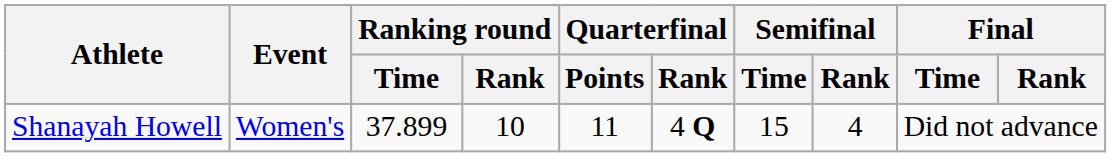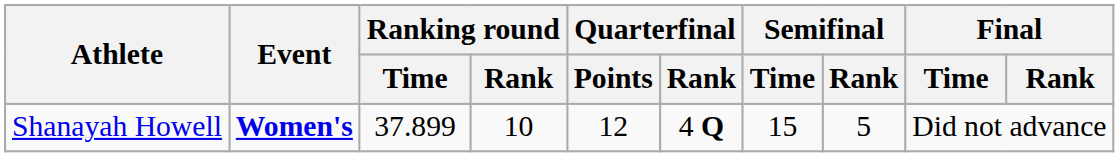(290, 127) normal -> (294, 127) bold
(605, 127) 11 -> (613, 127) 12
(855, 127) 4 -> (864, 127) 5
